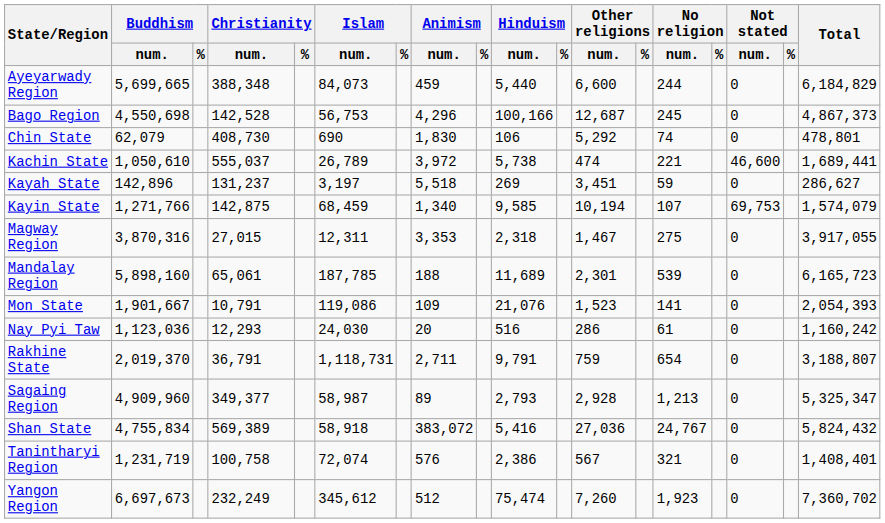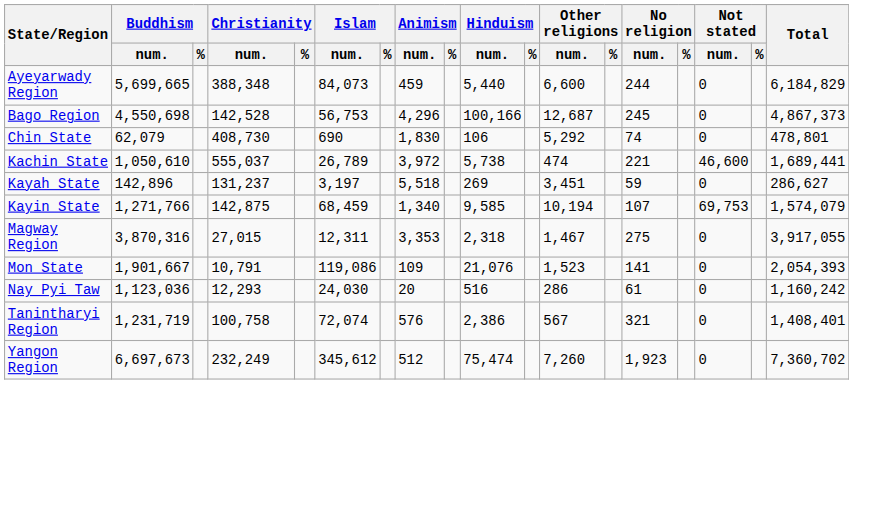- row: (41, 276)
- row: (37, 360)
- row: (37, 399)
- row: (50, 430)
